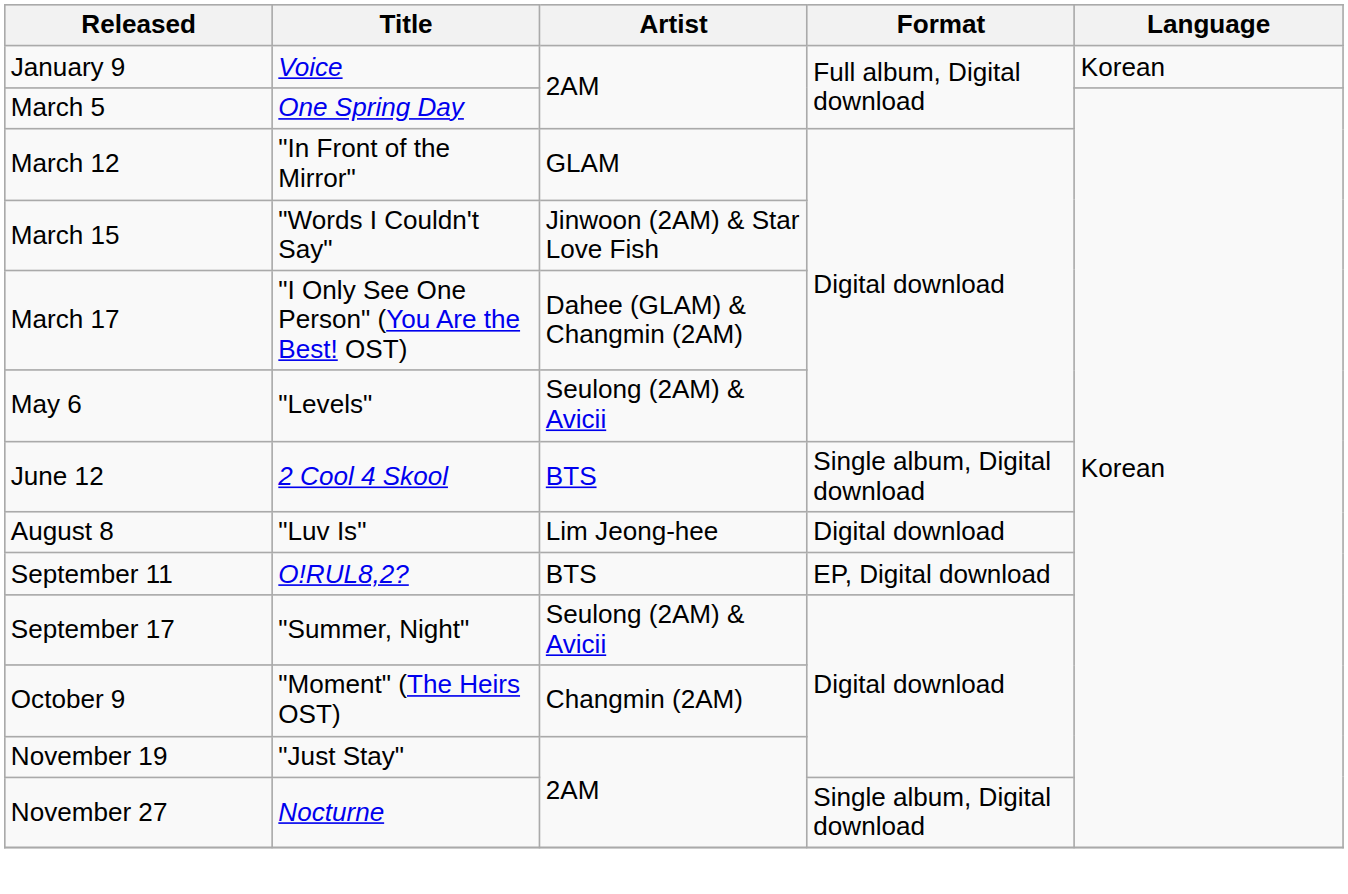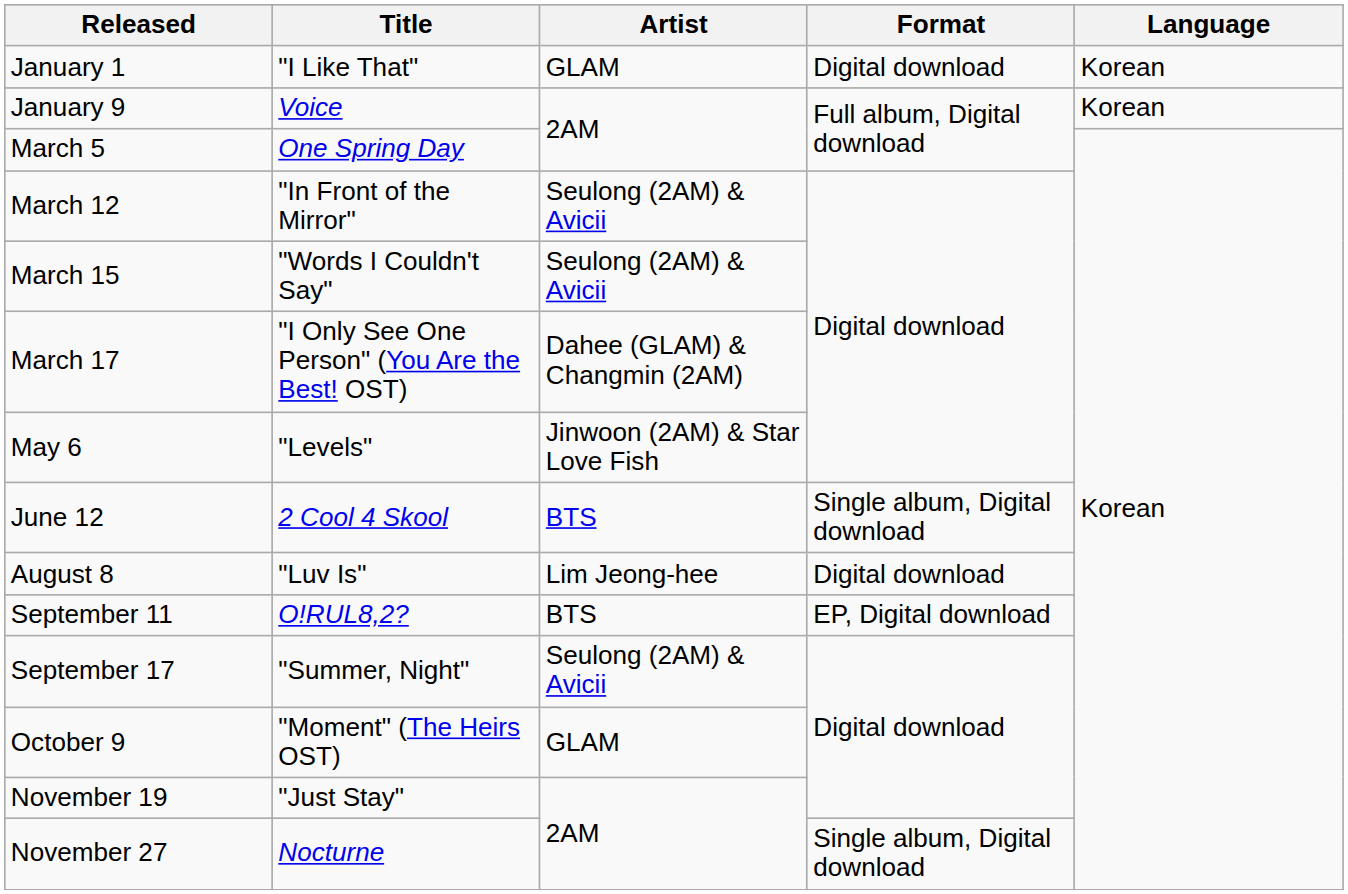+ row: (68, 66)
(583, 163) GLAM -> (645, 205) Seulong (2AM) & Avicii
(673, 234) Jinwoon (2AM) & Star Love Fish -> (645, 275) Seulong (2AM) & Avicii
(645, 405) Seulong (2AM) & Avicii -> (673, 446) Jinwoon (2AM) & Star Love Fish
(644, 700) Changmin (2AM) -> (583, 741) GLAM
